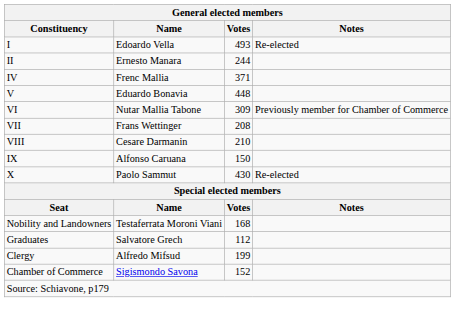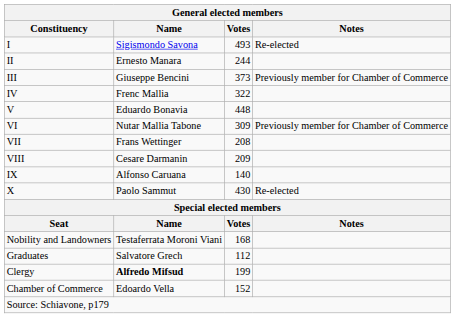(145, 45) Edoardo Vella -> (157, 45) Sigismondo Savona
+ row: (12, 77)
(243, 77) 371 -> (243, 93) 322
(243, 142) 210 -> (243, 158) 209
(243, 158) 150 -> (243, 175) 140
(148, 256) normal -> (150, 272) bold
(157, 272) Sigismondo Savona -> (145, 288) Edoardo Vella
